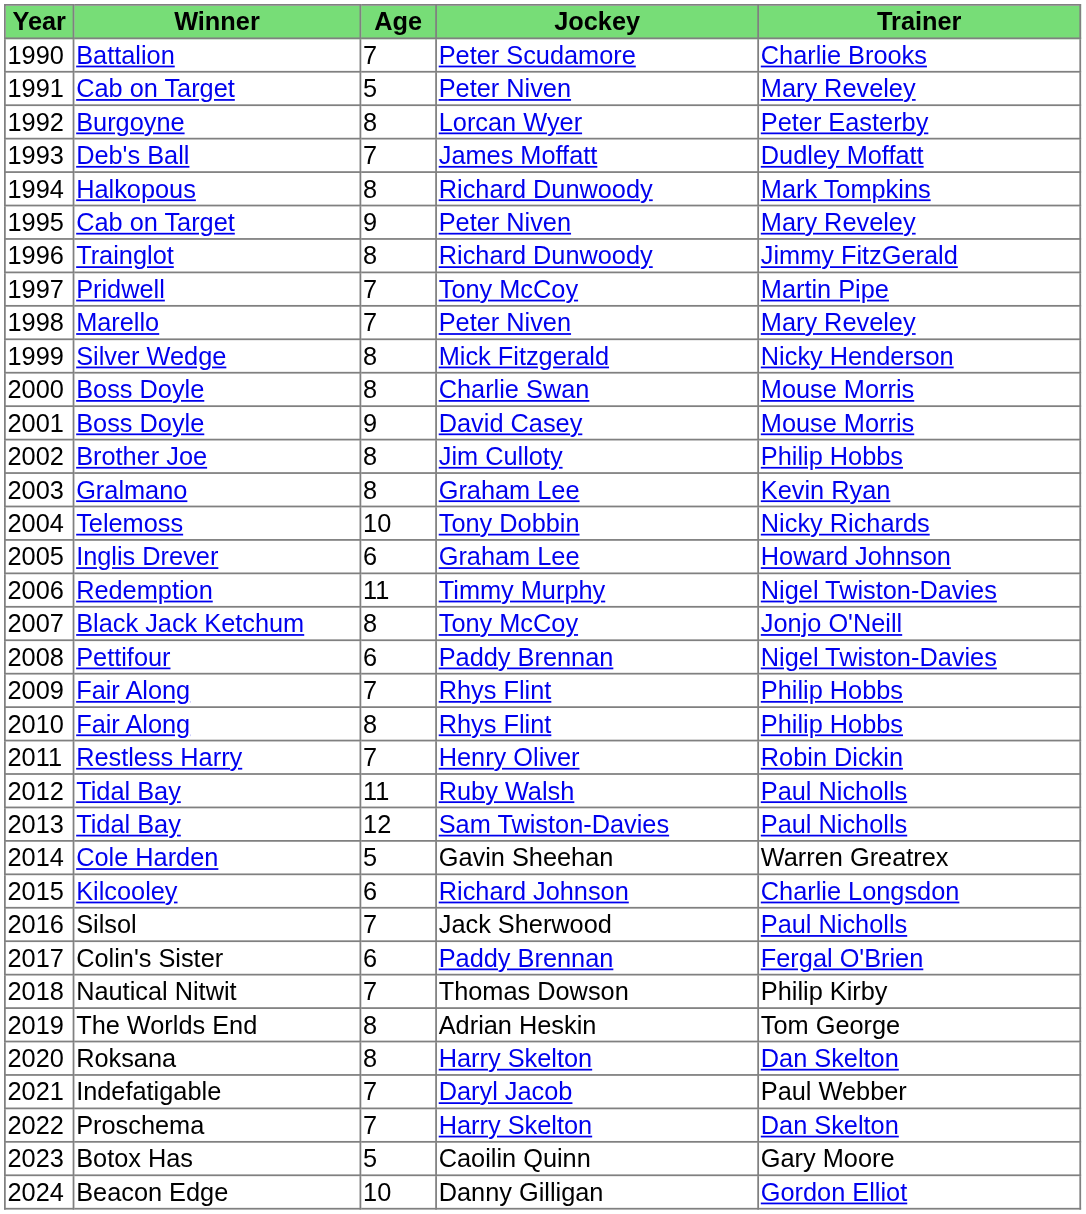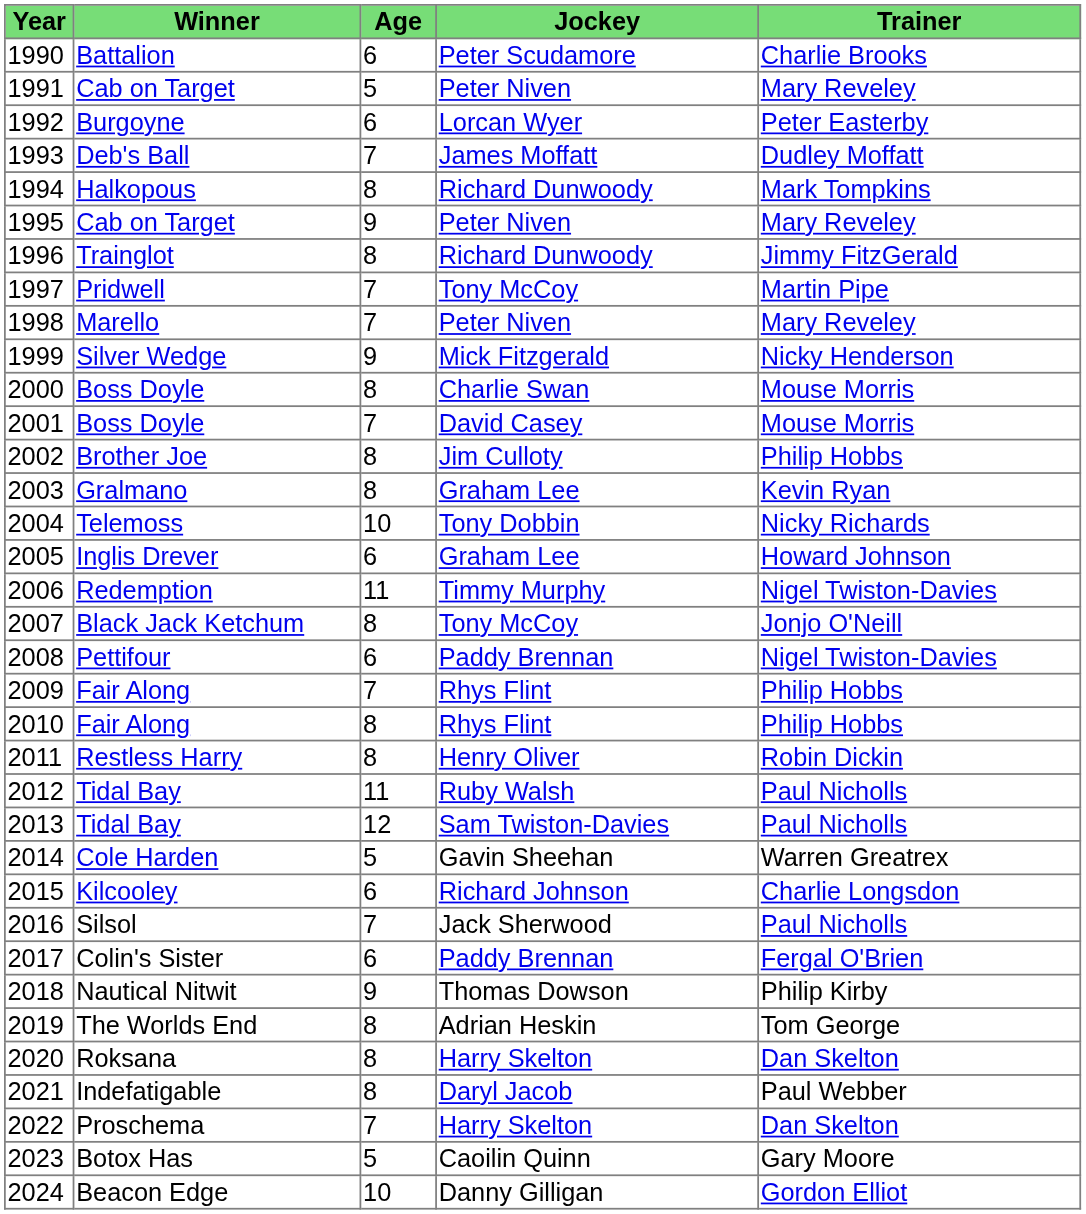(370, 55) 7 -> (370, 55) 6
(370, 122) 8 -> (370, 122) 6
(370, 356) 8 -> (370, 356) 9
(370, 423) 9 -> (370, 423) 7
(370, 757) 7 -> (370, 757) 8
(370, 991) 7 -> (370, 991) 9
(370, 1092) 7 -> (370, 1092) 8
